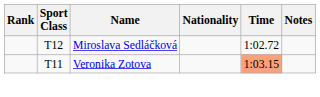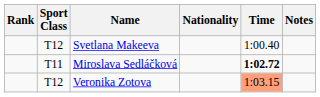+ row: (116, 45)
(54, 45) T12 -> (54, 63) T11
(261, 45) normal -> (262, 63) bold
(54, 63) T11 -> (54, 82) T12
